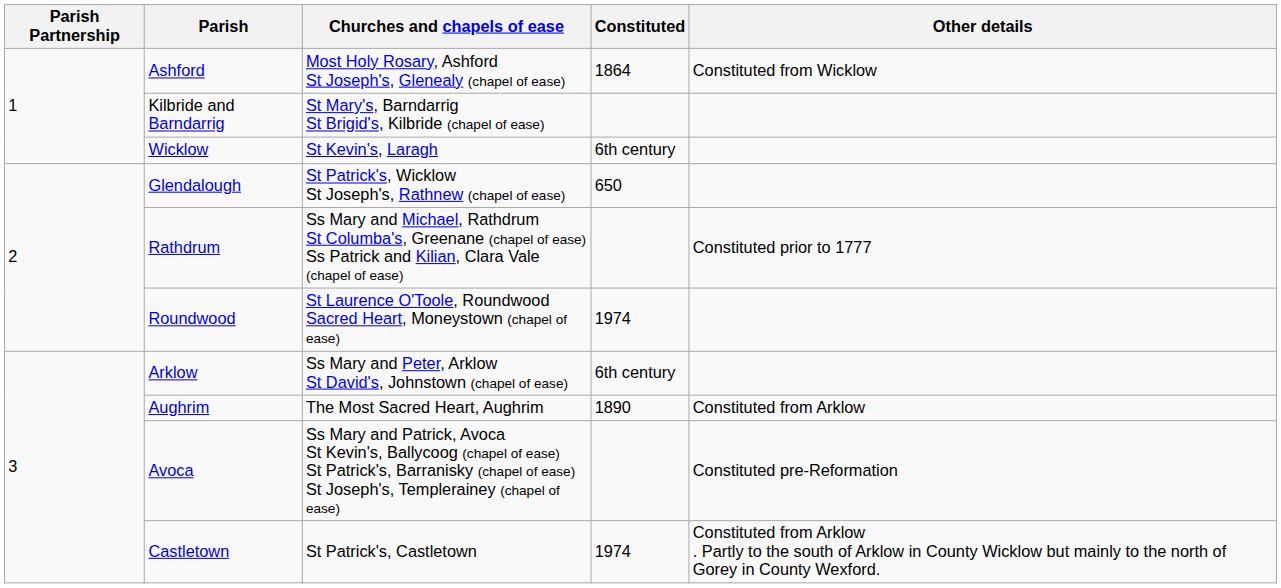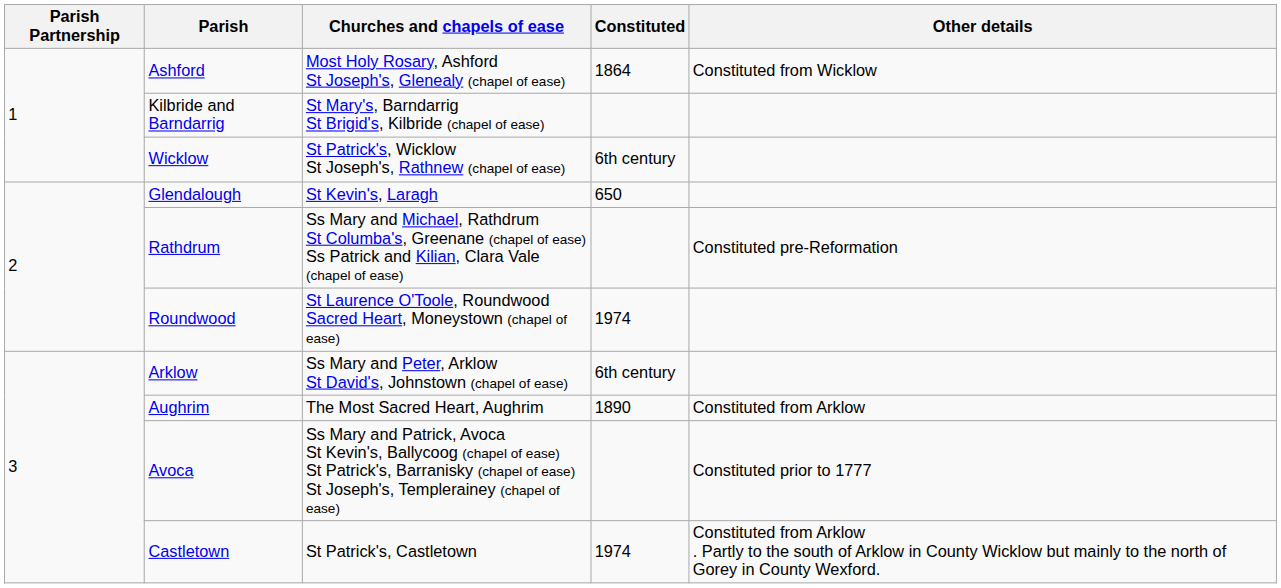(372, 150) St Kevin's, Laragh -> (436, 159) St Patrick's, Wicklow St Joseph's, Rathnew (chapel of ease)
(436, 185) St Patrick's, Wicklow St Joseph's, Rathnew (chapel of ease) -> (372, 194) St Kevin's, Laragh
(782, 247) Constituted prior to 1777 -> (795, 247) Constituted pre-Reformation
(795, 470) Constituted pre-Reformation -> (782, 470) Constituted prior to 1777
